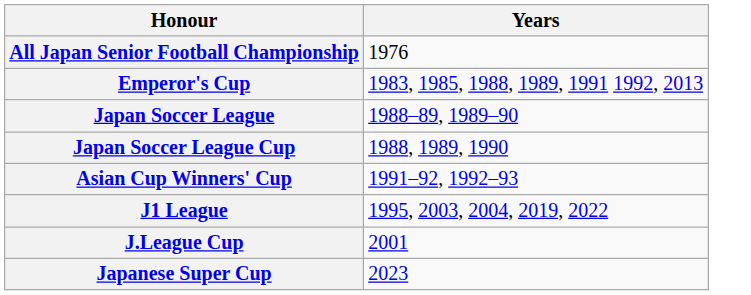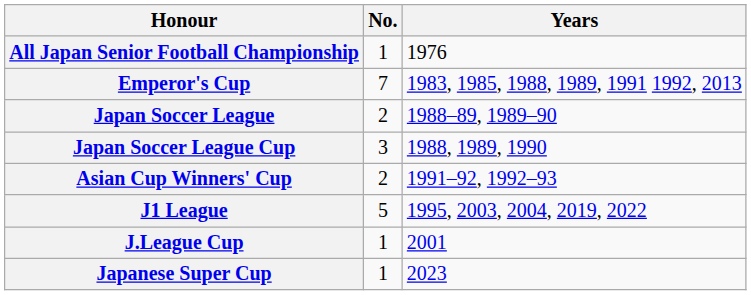+ column: (383, 20)
